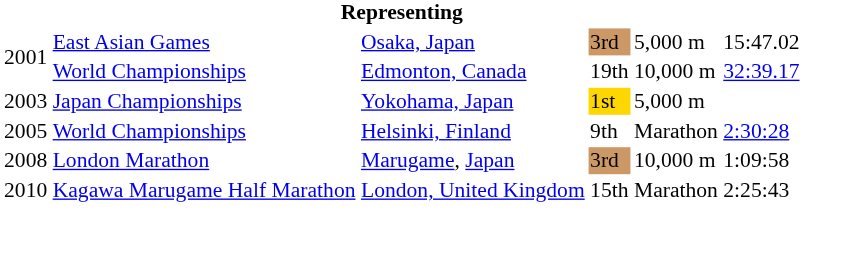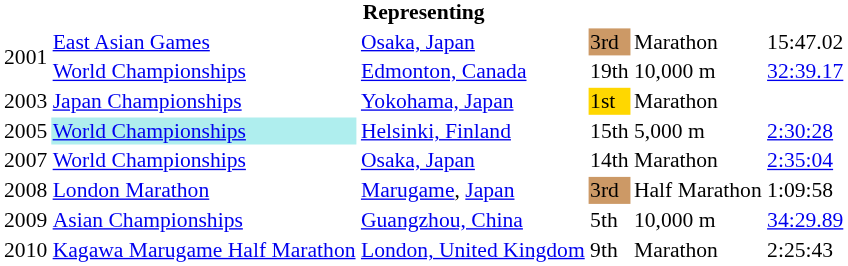(669, 41) 5,000 m -> (676, 41) Marathon
(669, 101) 5,000 m -> (676, 101) Marathon
(149, 130) no background -> (149, 130) paleturquoise background
(604, 130) 9th -> (609, 130) 15th
(676, 130) Marathon -> (669, 130) 5,000 m
+ row: (26, 160)
(675, 160) 10,000 m -> (698, 190) Half Marathon
+ row: (26, 219)
(609, 190) 15th -> (604, 249) 9th
